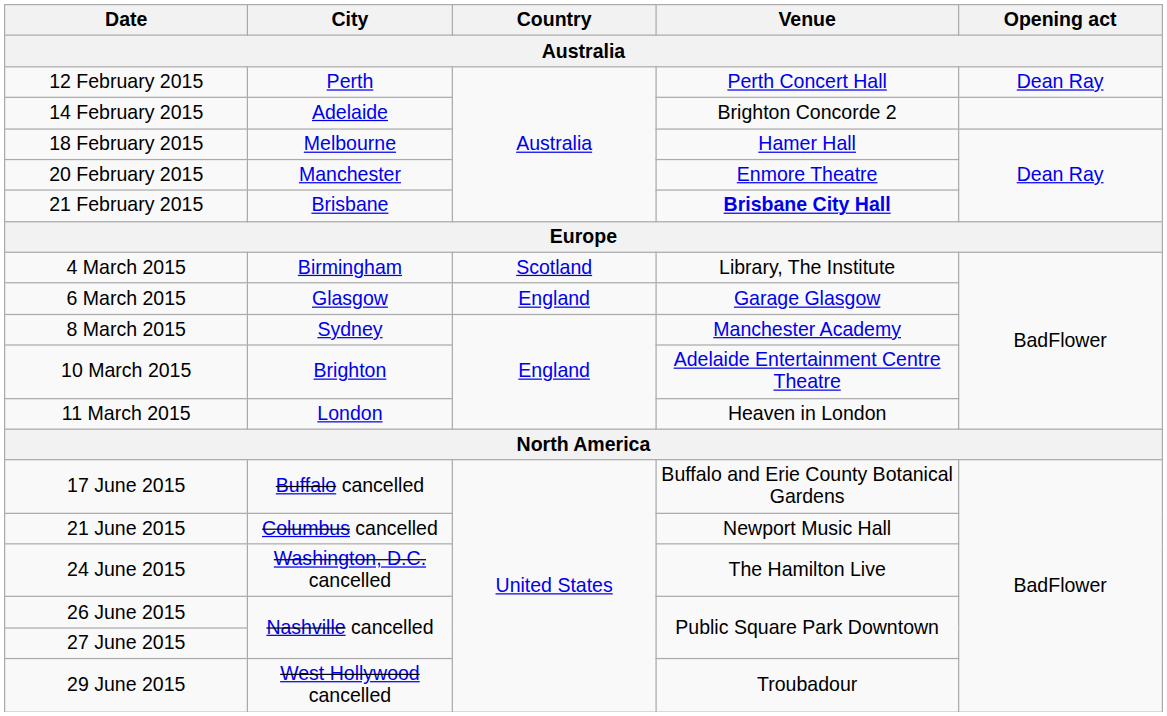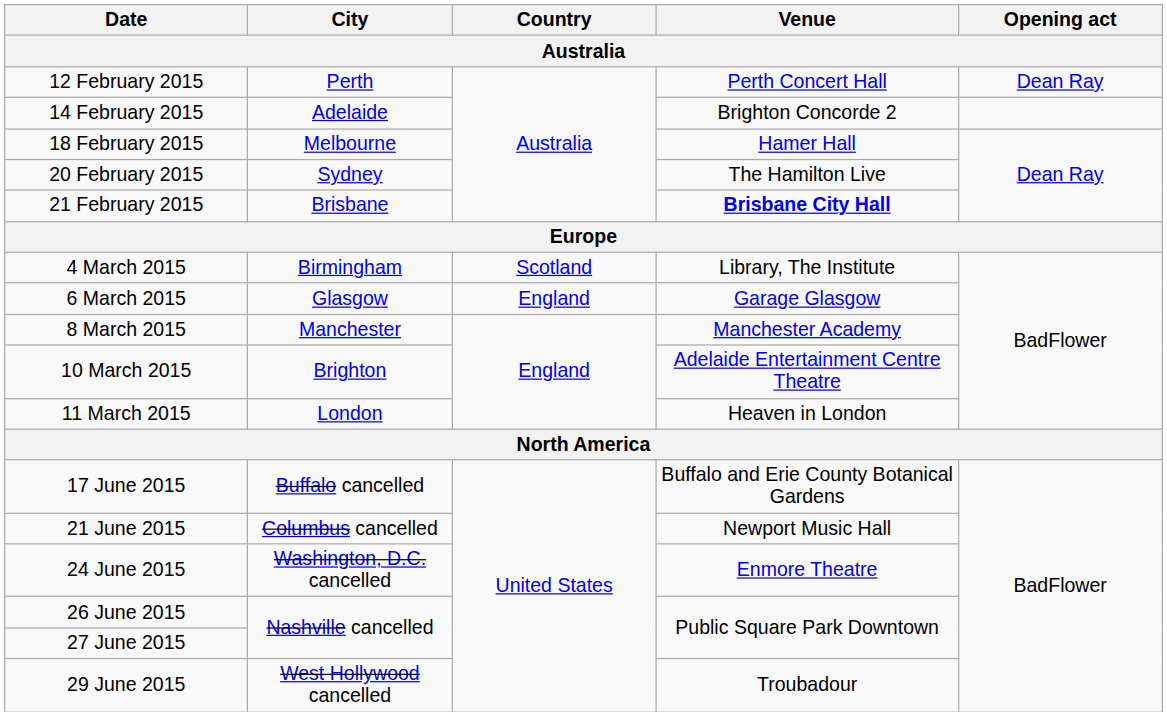(350, 174) Manchester -> (350, 174) Sydney
(807, 174) Enmore Theatre -> (807, 174) The Hamilton Live
(350, 329) Sydney -> (350, 329) Manchester
(807, 570) The Hamilton Live -> (807, 570) Enmore Theatre
